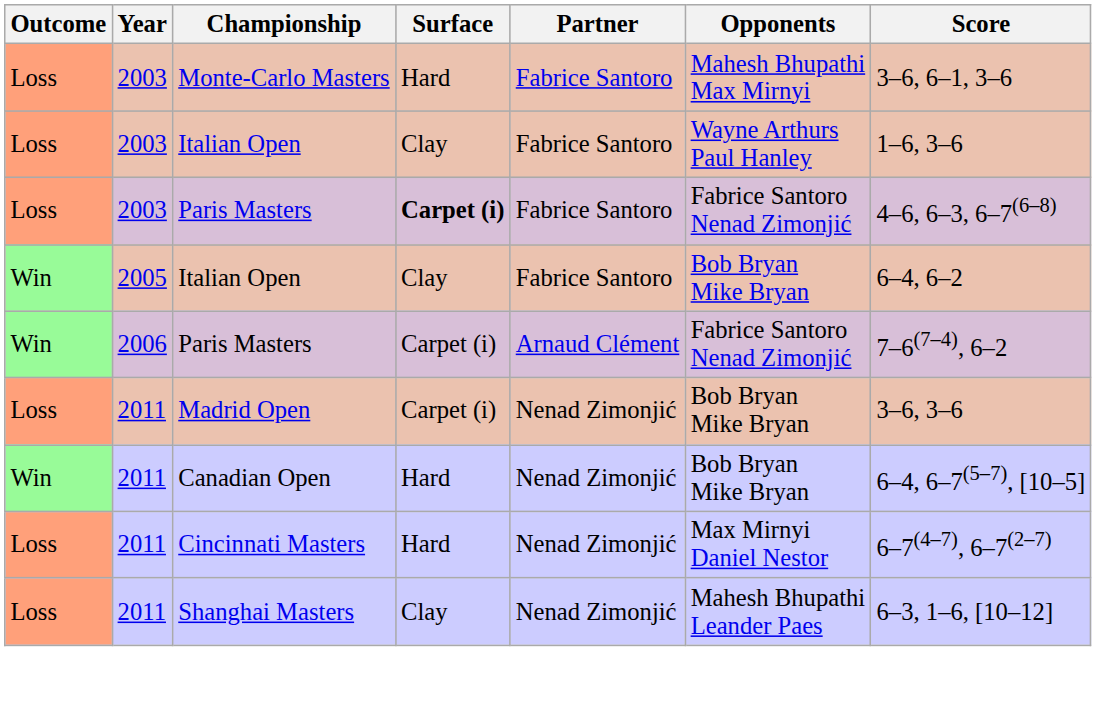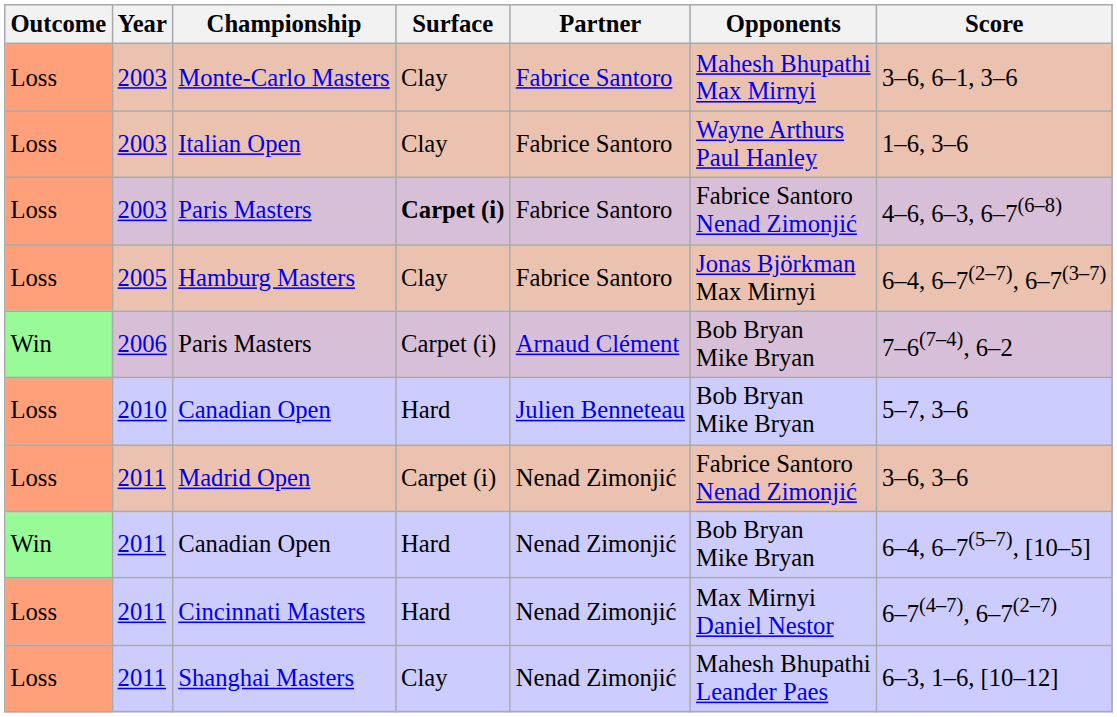(426, 76) Hard -> (424, 76) Clay
- row: (142, 277)
+ row: (142, 277)
(771, 344) Fabrice Santoro Nenad Zimonjić -> (755, 344) Bob Bryan Mike Bryan
+ row: (142, 410)
(750, 410) Bob Bryan Mike Bryan -> (777, 477) Fabrice Santoro Nenad Zimonjić
